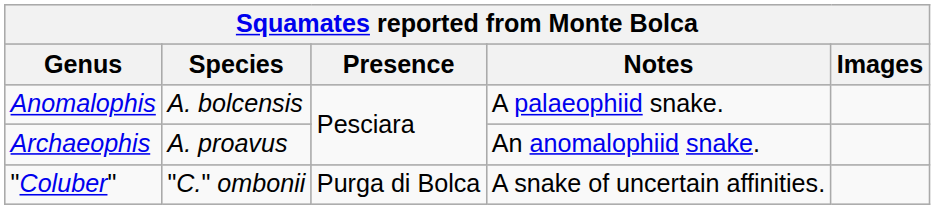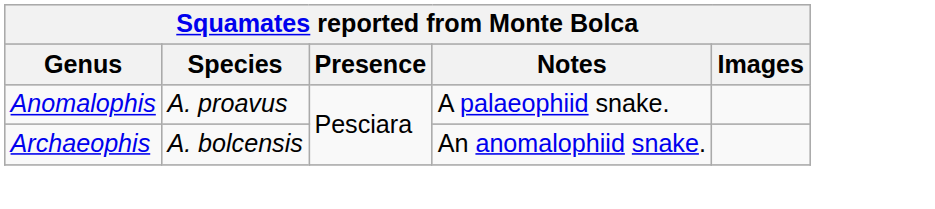(235, 104) A. bolcensis -> (227, 104) A. proavus
(227, 143) A. proavus -> (235, 143) A. bolcensis
- row: (63, 183)
